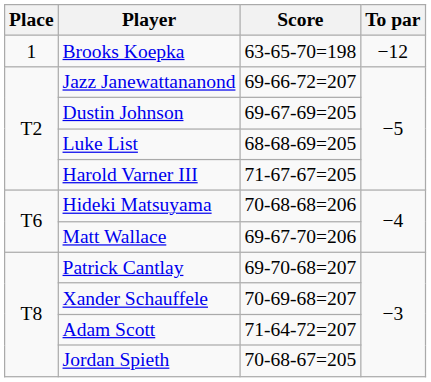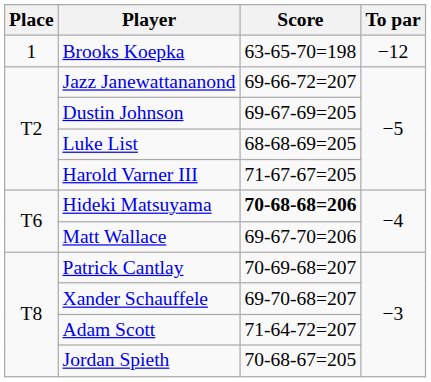(300, 205) normal -> (300, 205) bold
(300, 267) 69-70-68=207 -> (300, 267) 70-69-68=207
(300, 298) 70-69-68=207 -> (300, 298) 69-70-68=207
